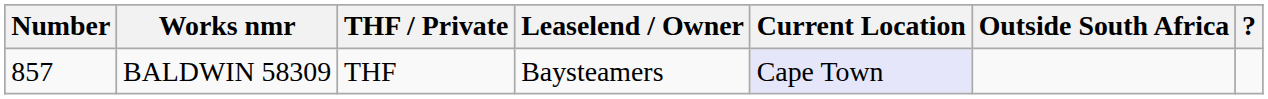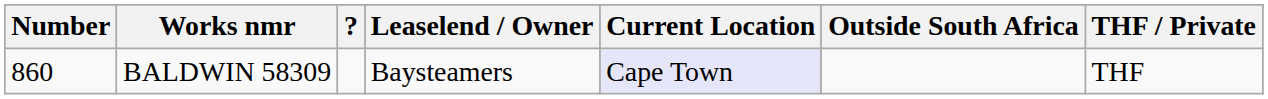columns swapped: (426, 26) <-> (1249, 26)
(32, 70) 857 -> (32, 70) 860
